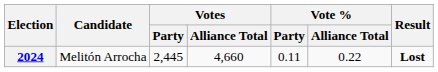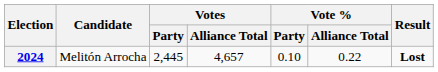(229, 56) 4,660 -> (229, 56) 4,657
(289, 56) 0.11 -> (289, 56) 0.10
